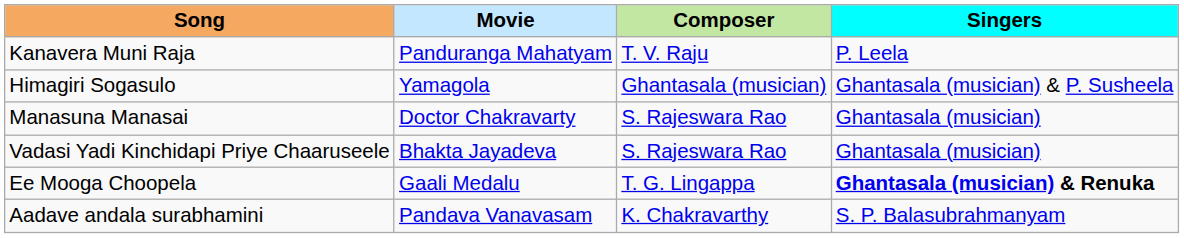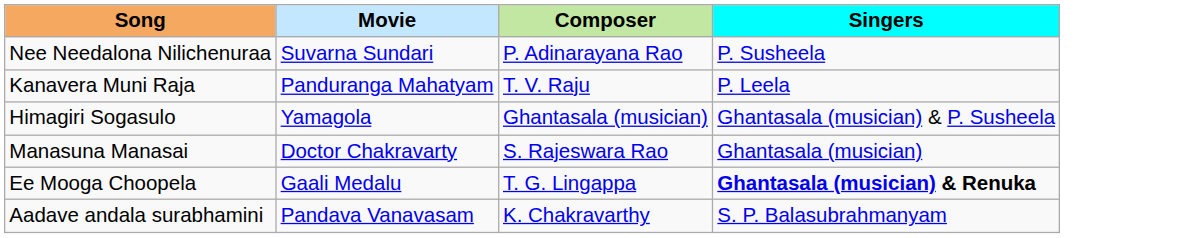+ row: (140, 53)
- row: (199, 150)
